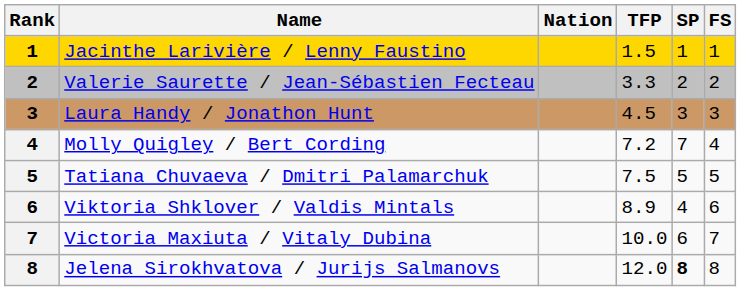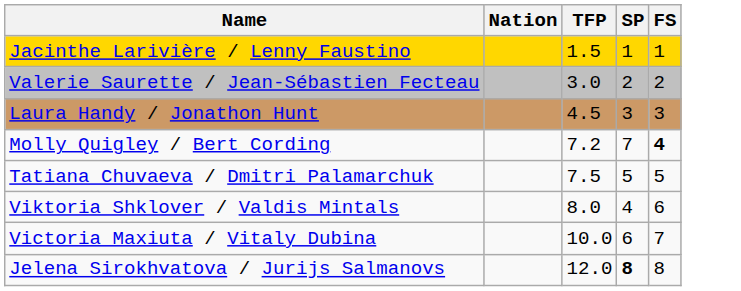- column: (32, 20)
(639, 83) 3.3 -> (584, 83) 3.0
(714, 145) normal -> (659, 145) bold
(639, 207) 8.9 -> (584, 207) 8.0
